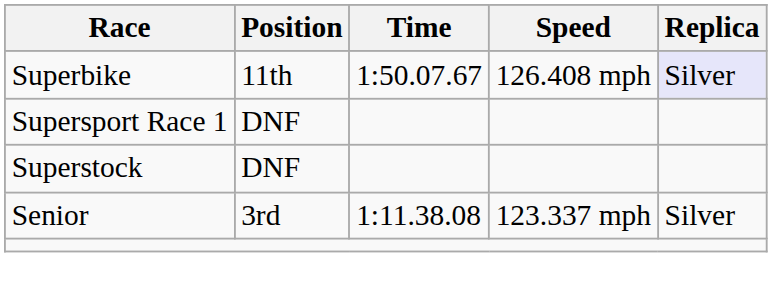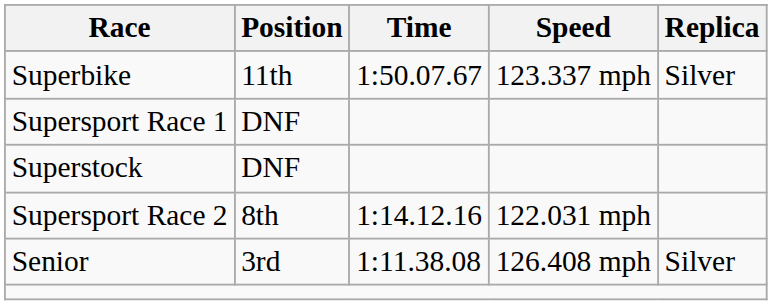(573, 74) 126.408 mph -> (573, 74) 123.337 mph
(700, 74) lavender background -> (700, 74) no background
+ row: (120, 214)
(573, 214) 123.337 mph -> (573, 261) 126.408 mph
